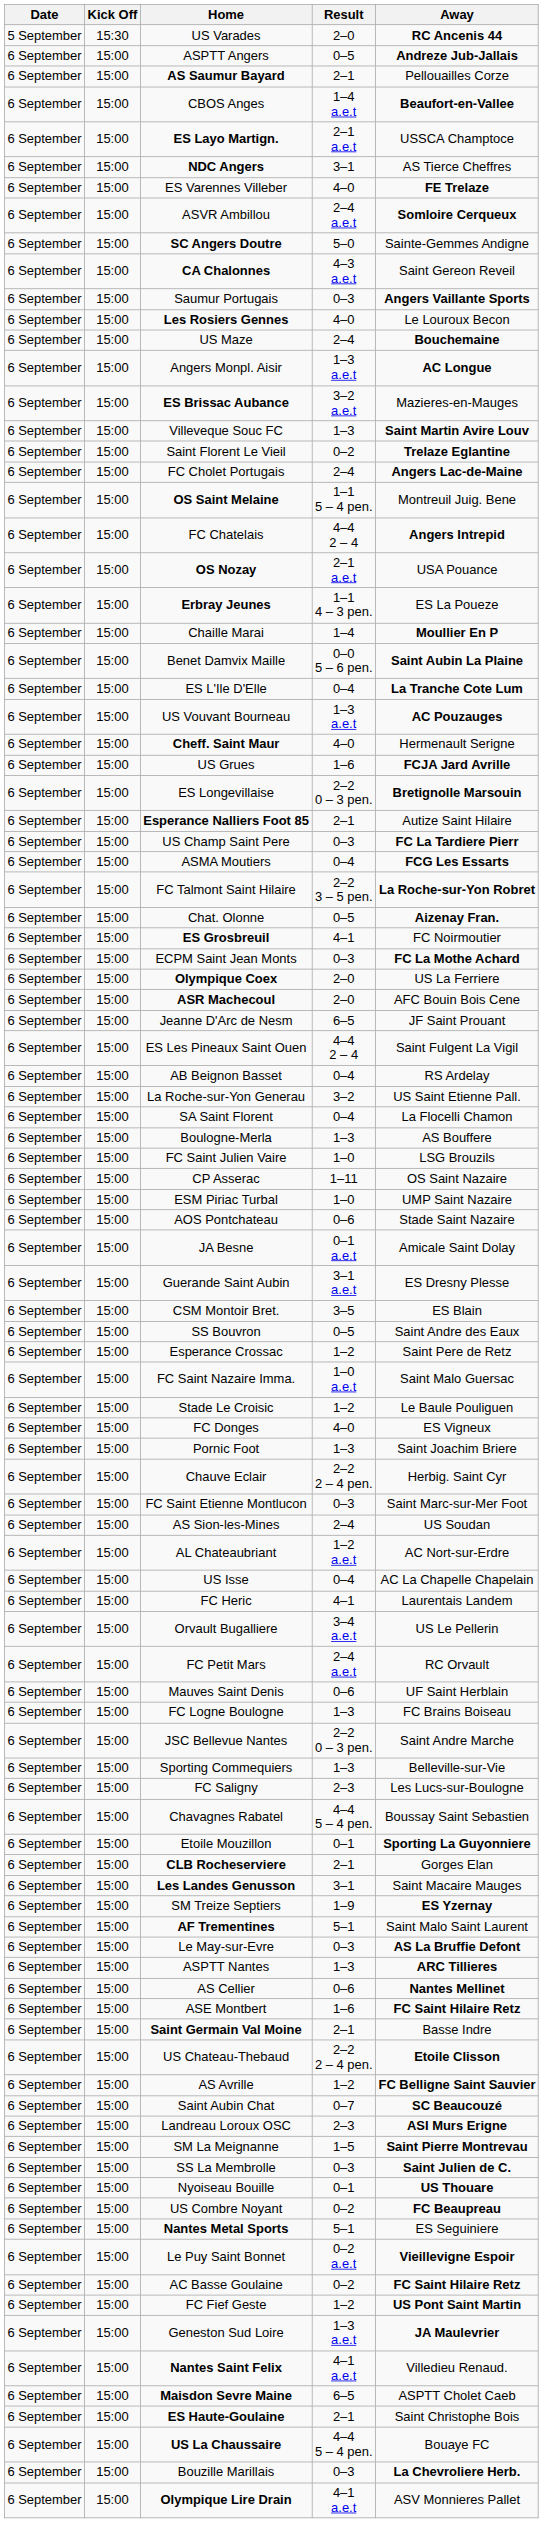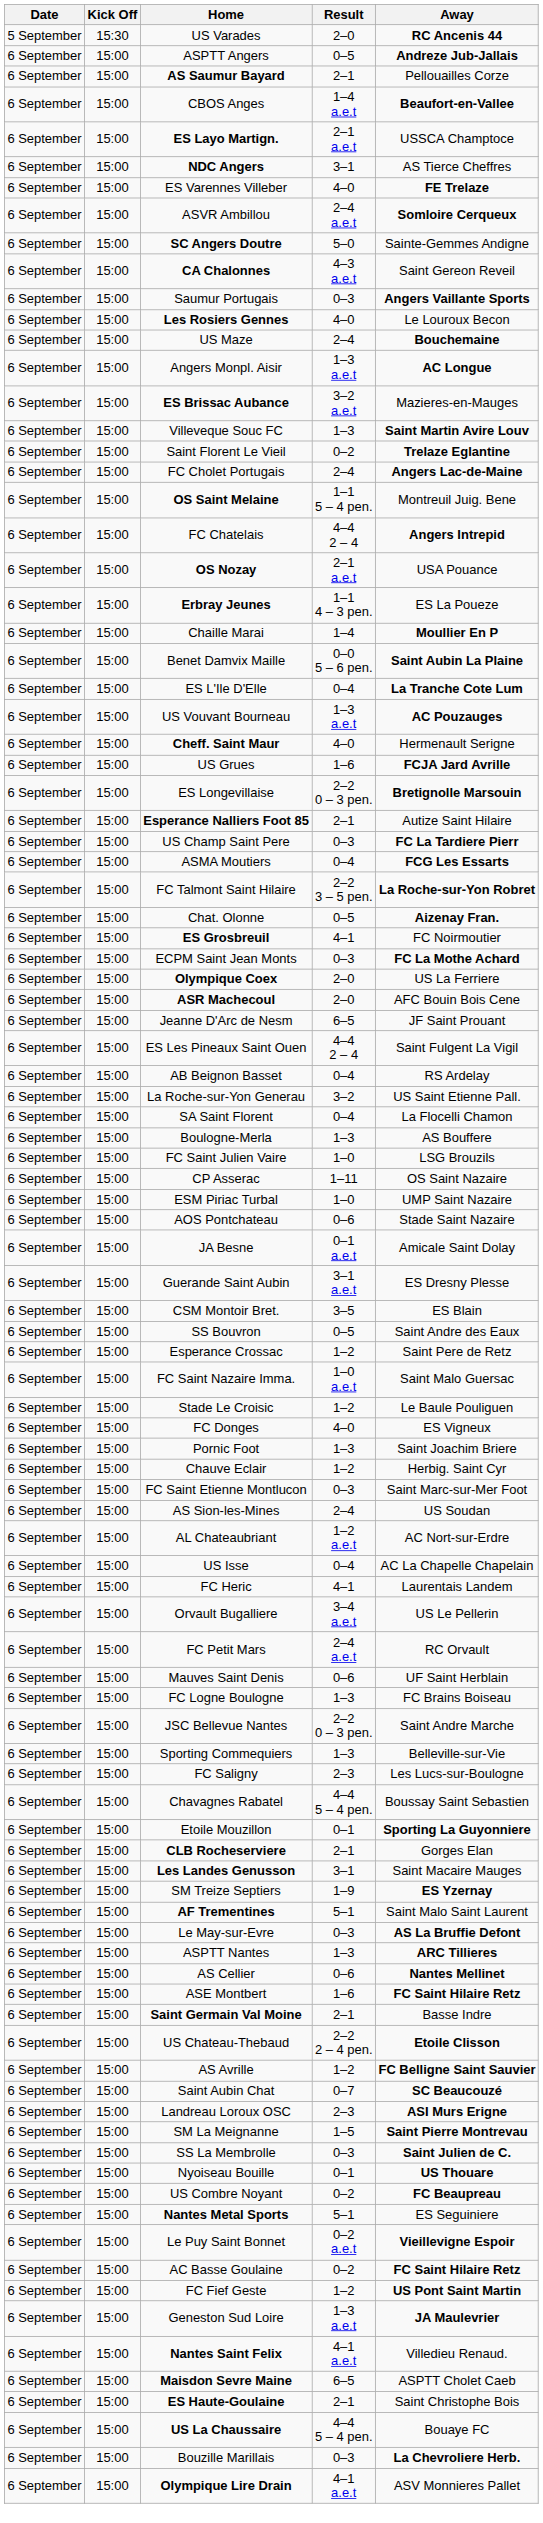(344, 1476) 2–2 2 – 4 pen. -> (344, 1469) 1–2
